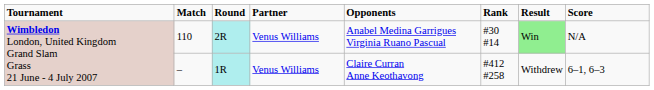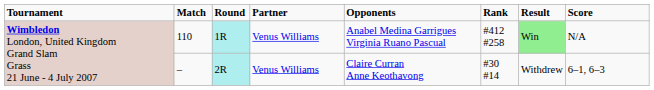(221, 37) 2R -> (221, 37) 1R
(491, 37) #30 #14 -> (494, 37) #412 #258
(221, 69) 1R -> (221, 69) 2R
(494, 69) #412 #258 -> (491, 69) #30 #14
